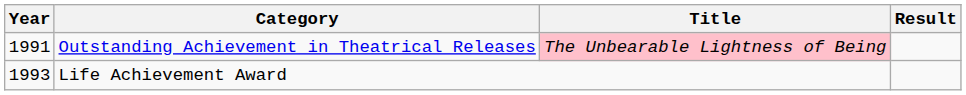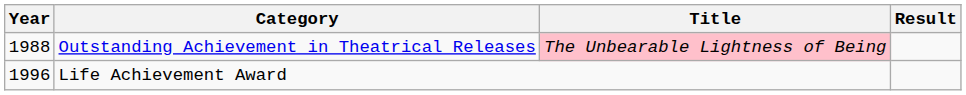(30, 47) 1991 -> (30, 47) 1988
(30, 75) 1993 -> (30, 75) 1996
